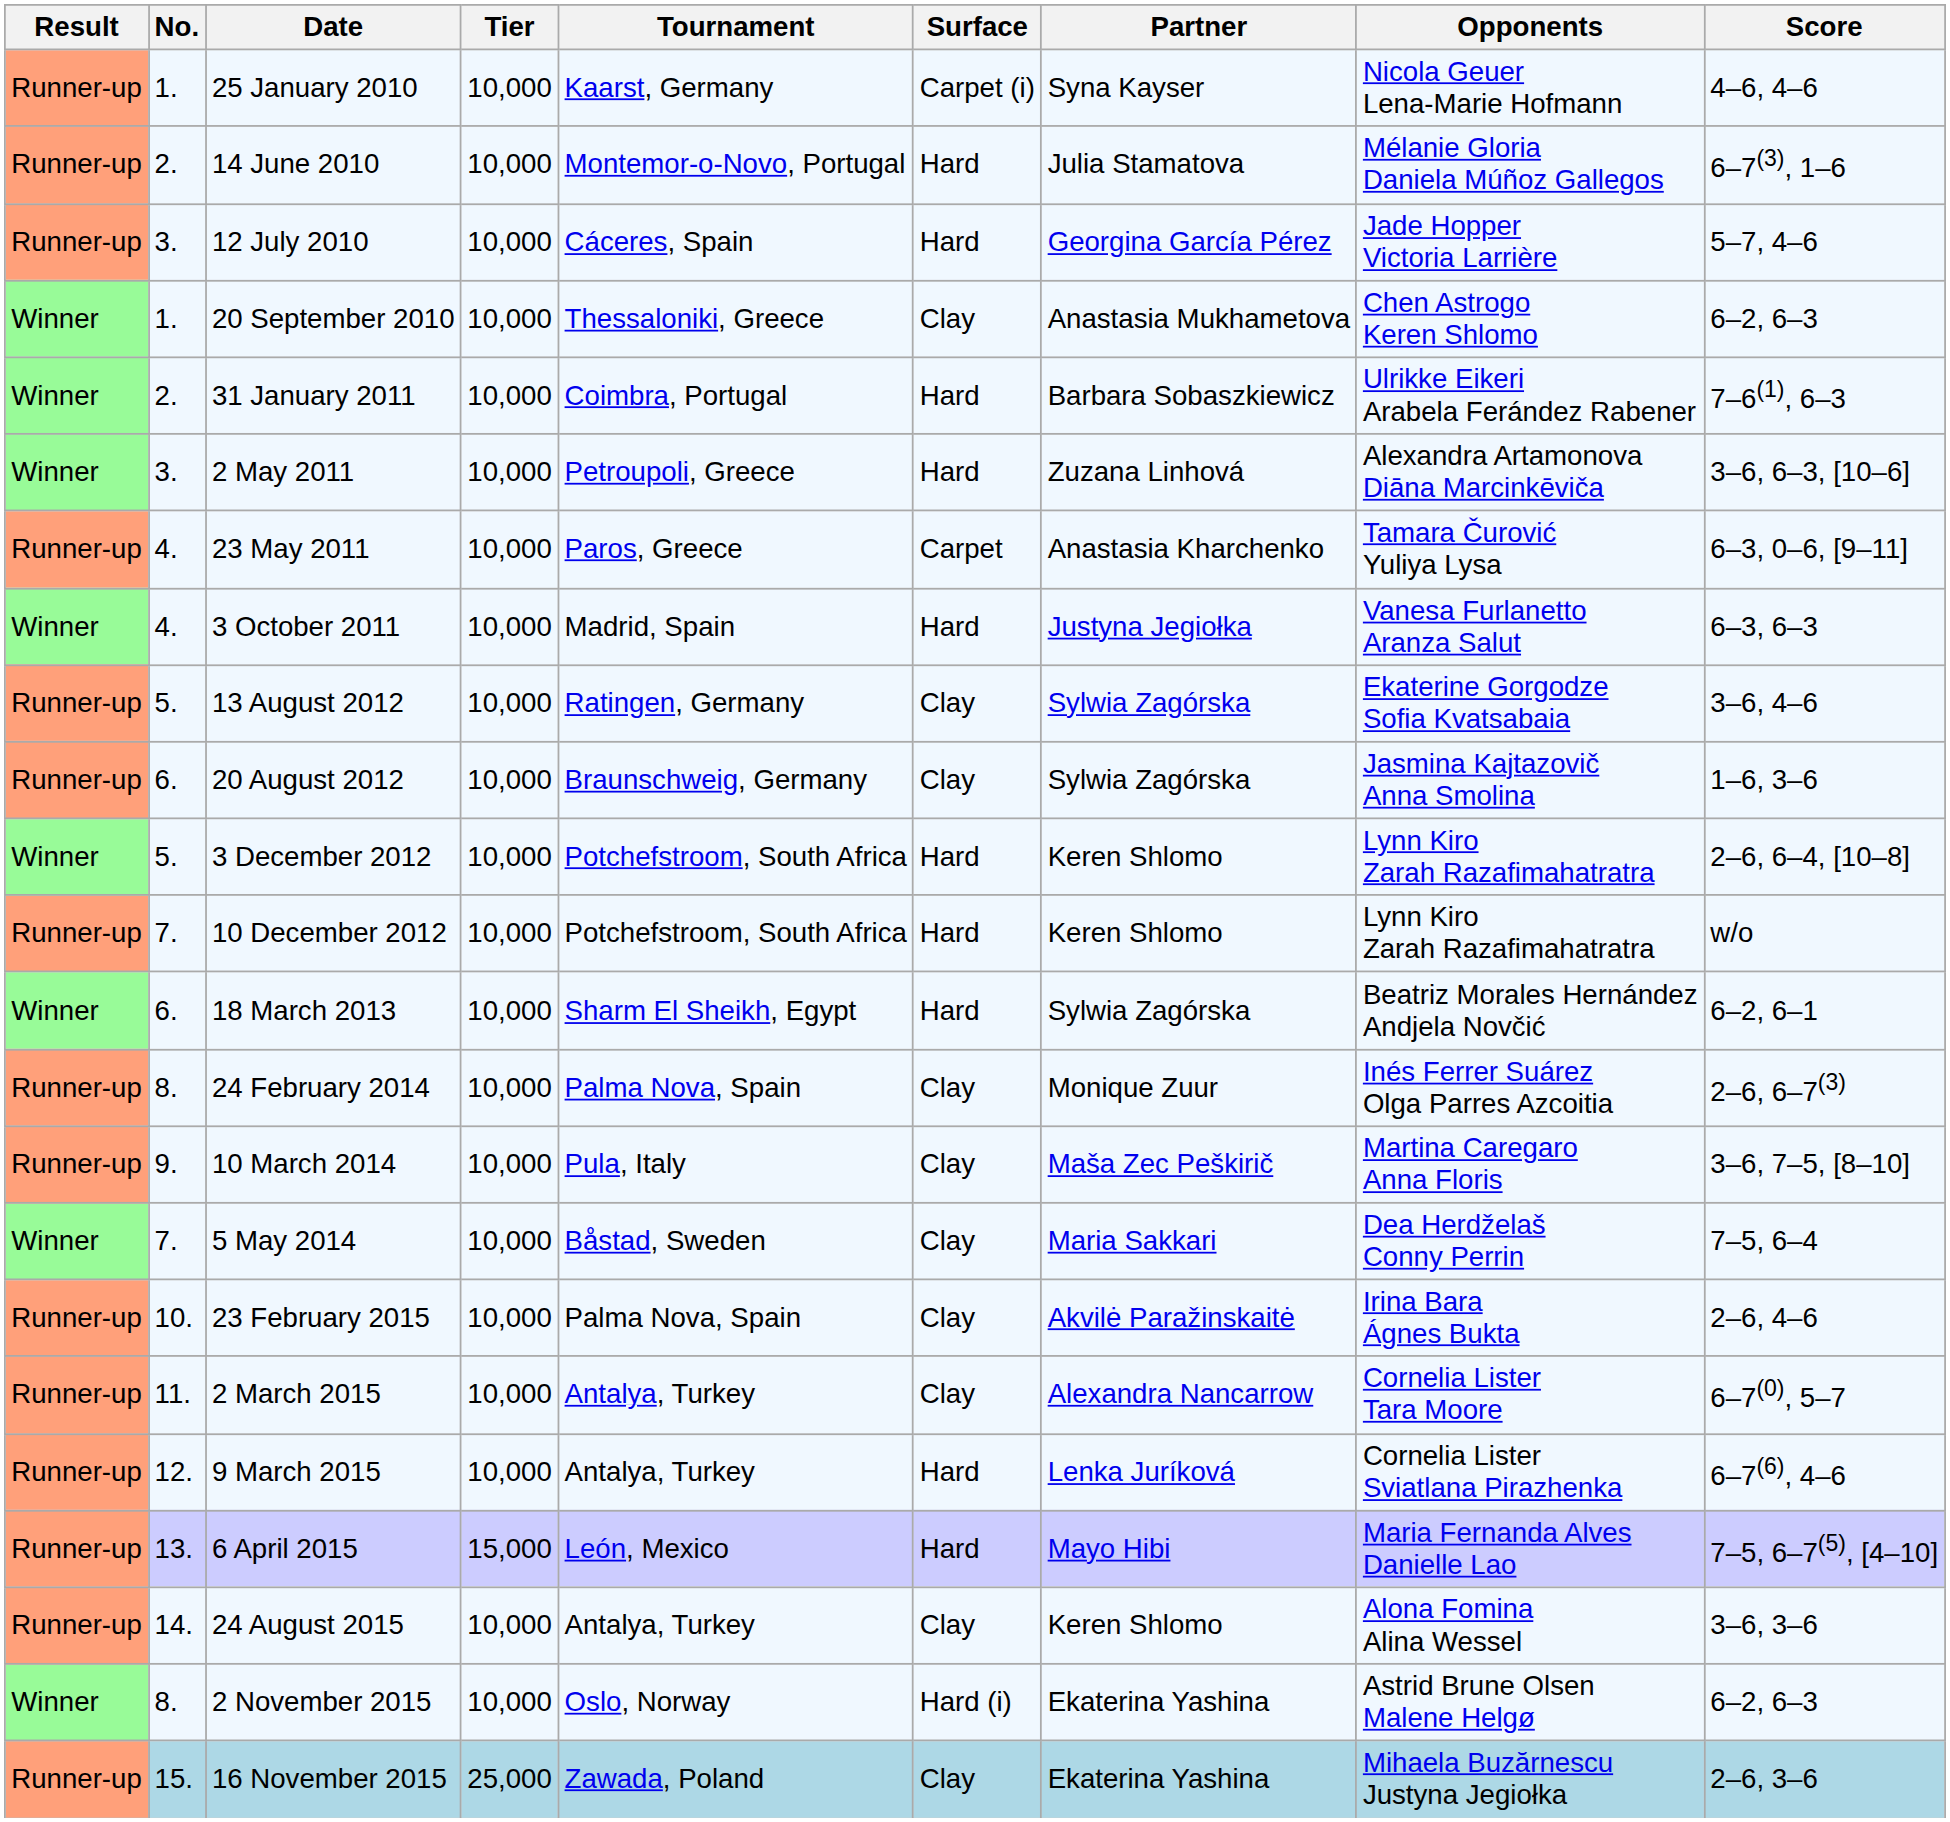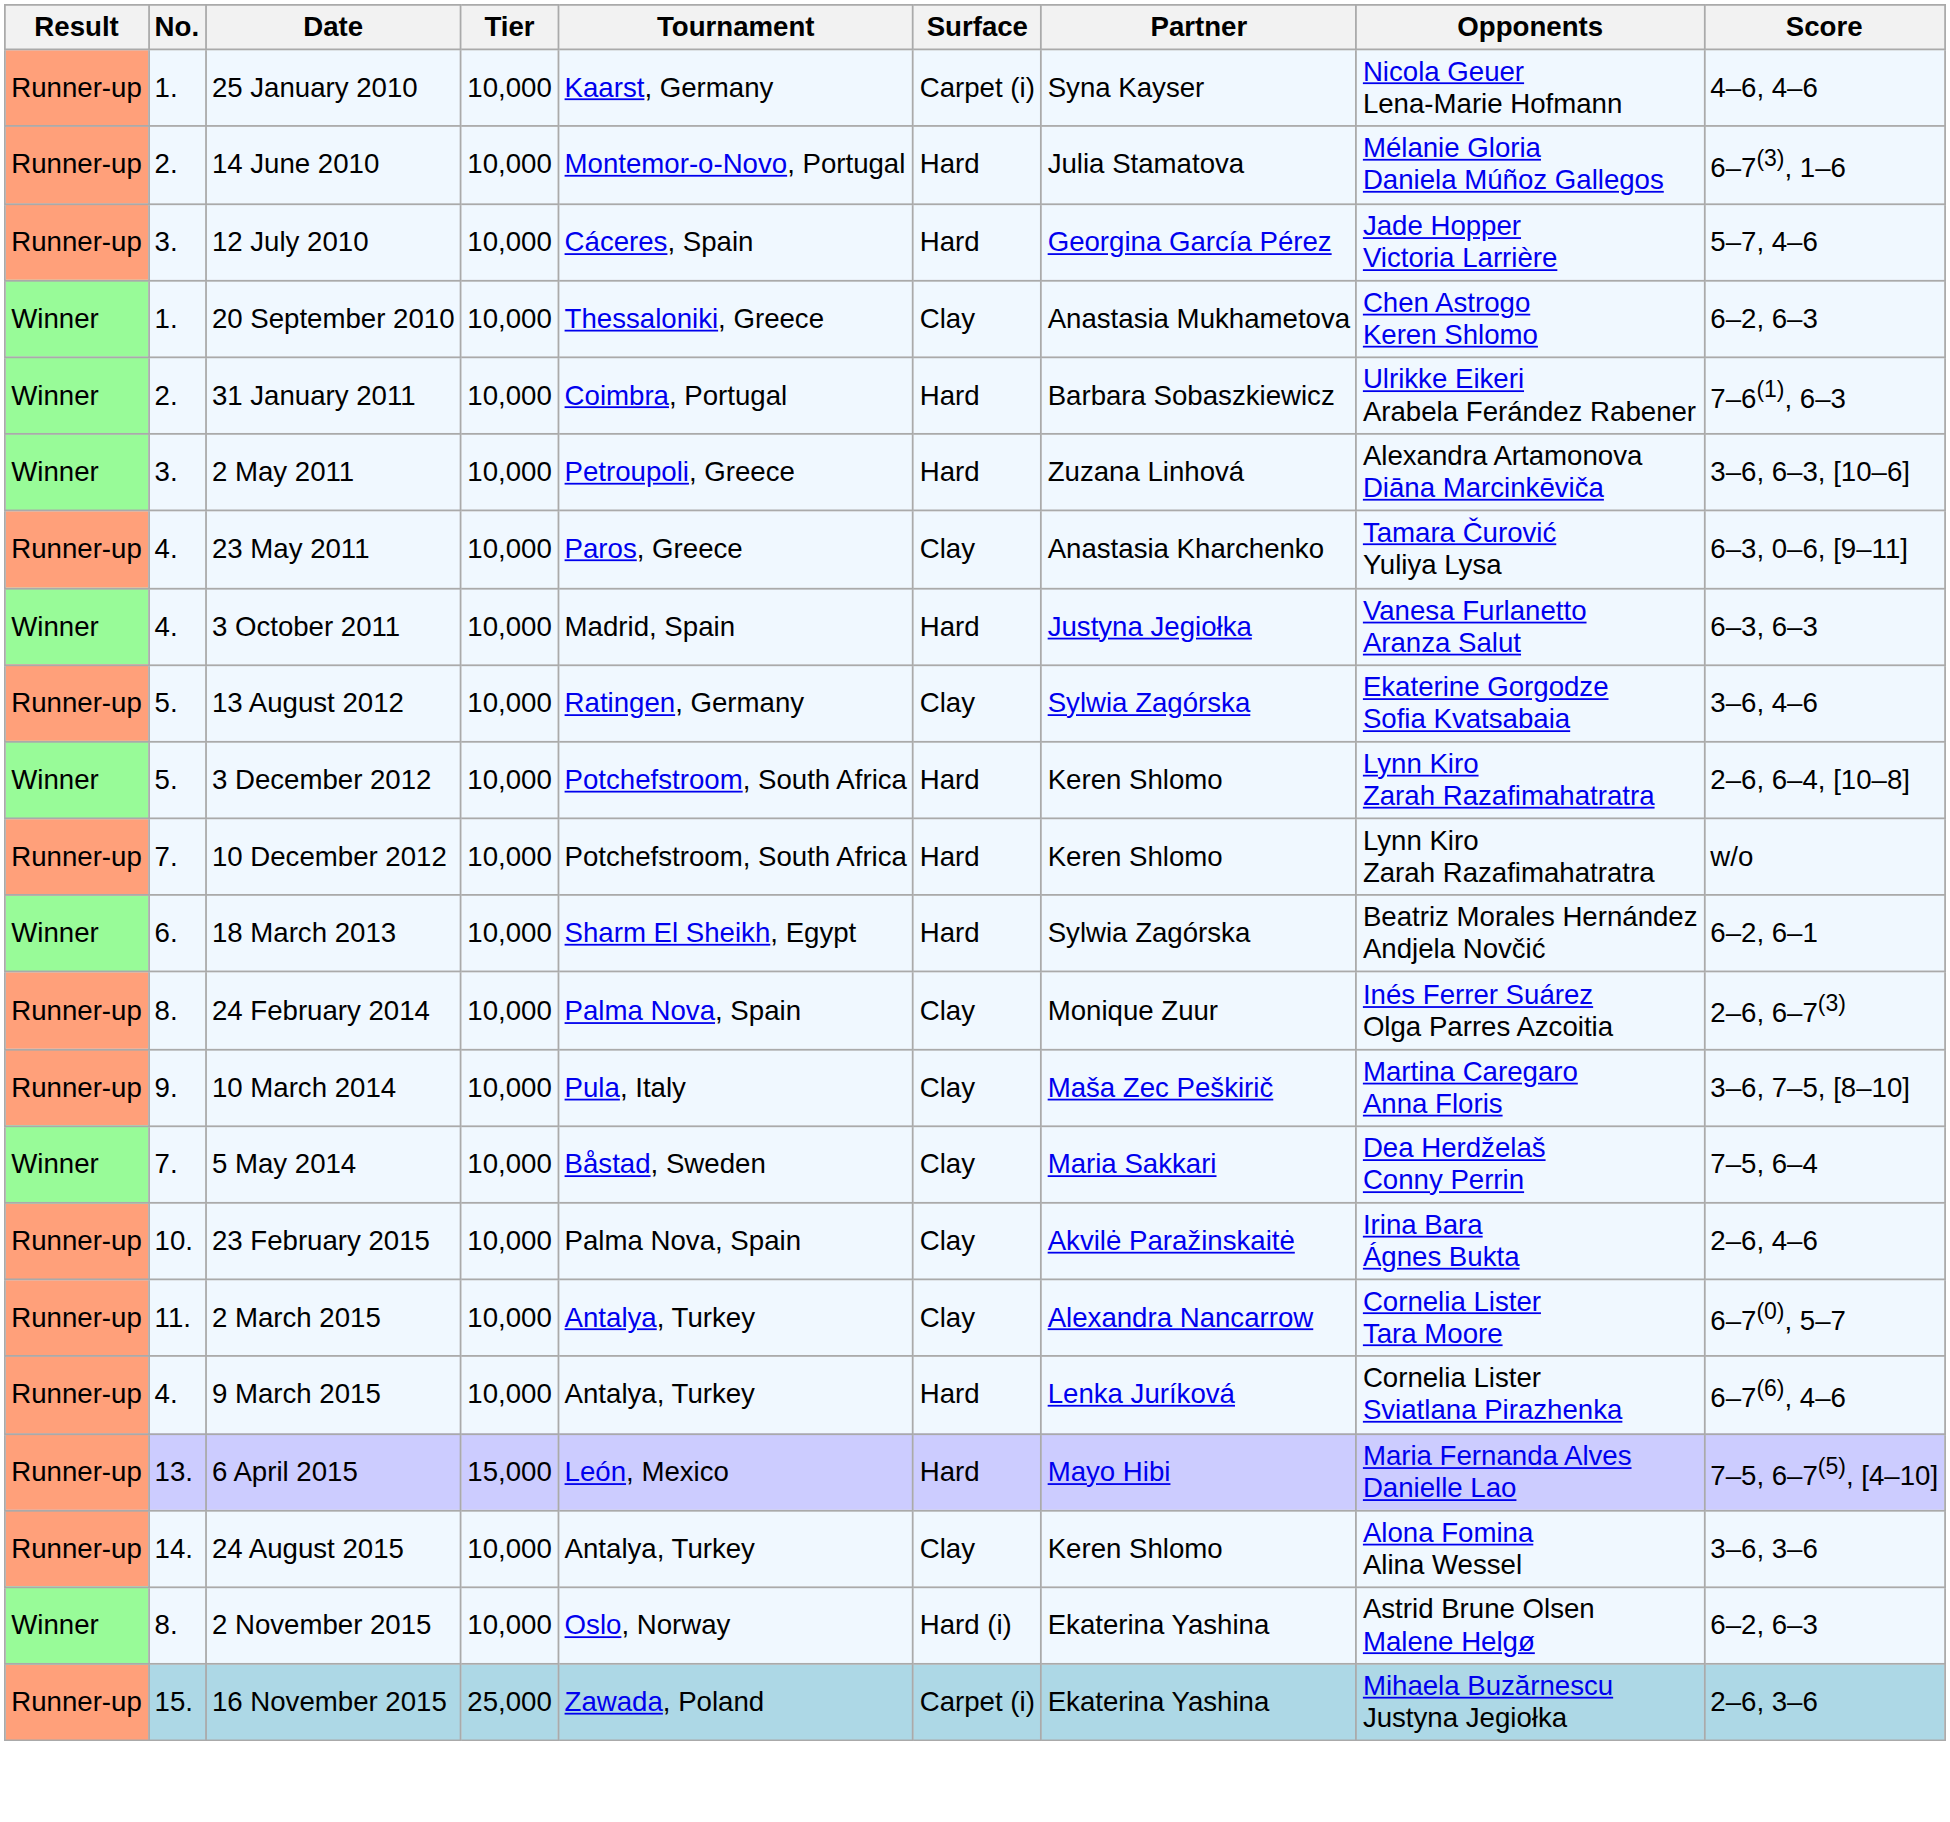(961, 548) Carpet -> (947, 548) Clay
- row: (308, 779)
(174, 1471) 12. -> (166, 1394) 4.
(947, 1778) Clay -> (977, 1701) Carpet (i)
